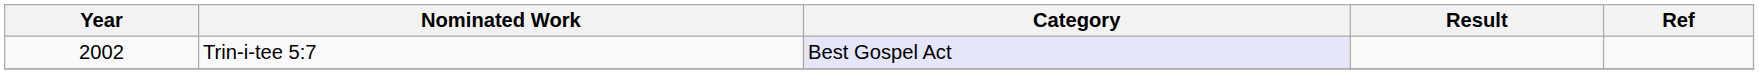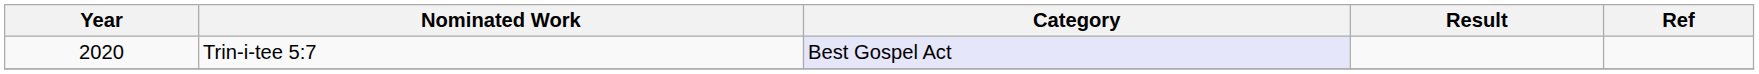(101, 52) 2002 -> (101, 52) 2020
